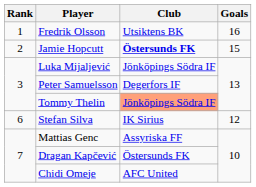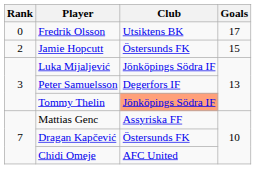(20, 31) 1 -> (20, 31) 0
(234, 31) 16 -> (234, 31) 17
(159, 48) bold -> (156, 48) normal
- row: (65, 119)
